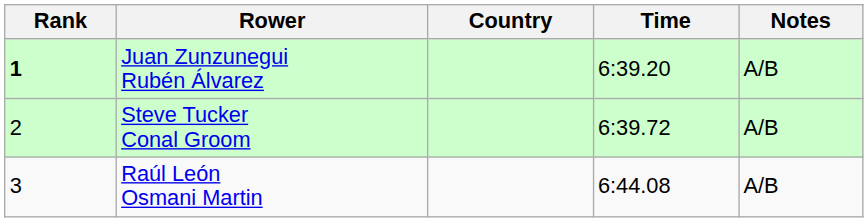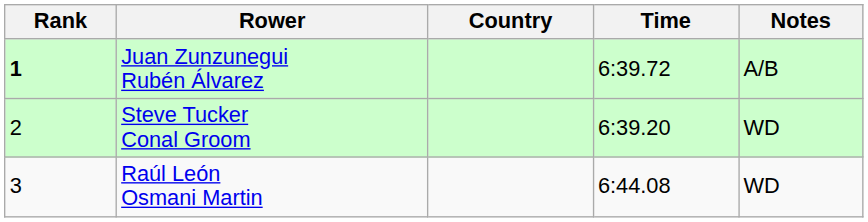(634, 68) 6:39.20 -> (634, 68) 6:39.72
(634, 127) 6:39.72 -> (634, 127) 6:39.20
(761, 127) A/B -> (762, 127) WD
(761, 186) A/B -> (762, 186) WD
